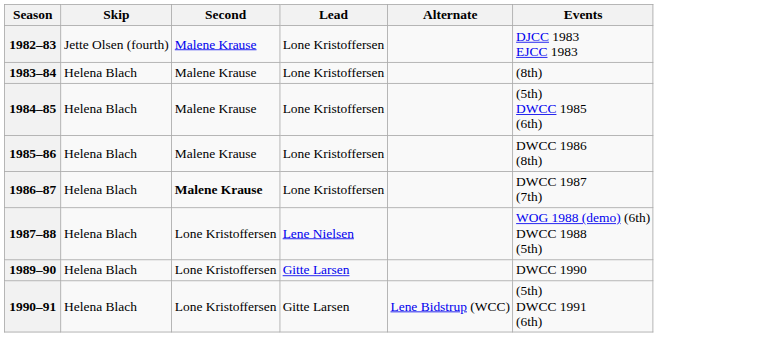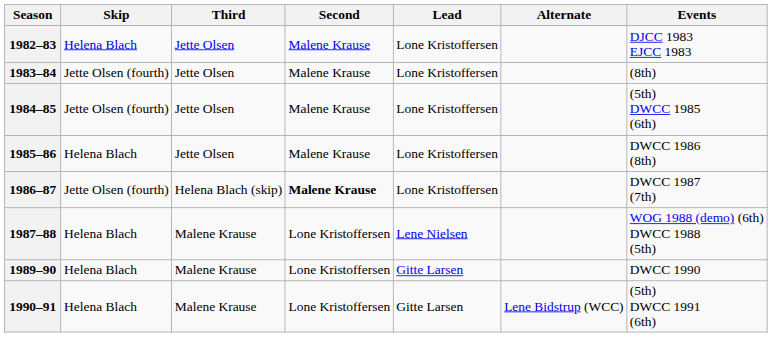+ column: (229, 15)
(116, 44) Jette Olsen (fourth) -> (100, 44) Helena Blach
(100, 72) Helena Blach -> (116, 72) Jette Olsen (fourth)
(100, 109) Helena Blach -> (116, 109) Jette Olsen (fourth)
(100, 189) Helena Blach -> (116, 189) Jette Olsen (fourth)
